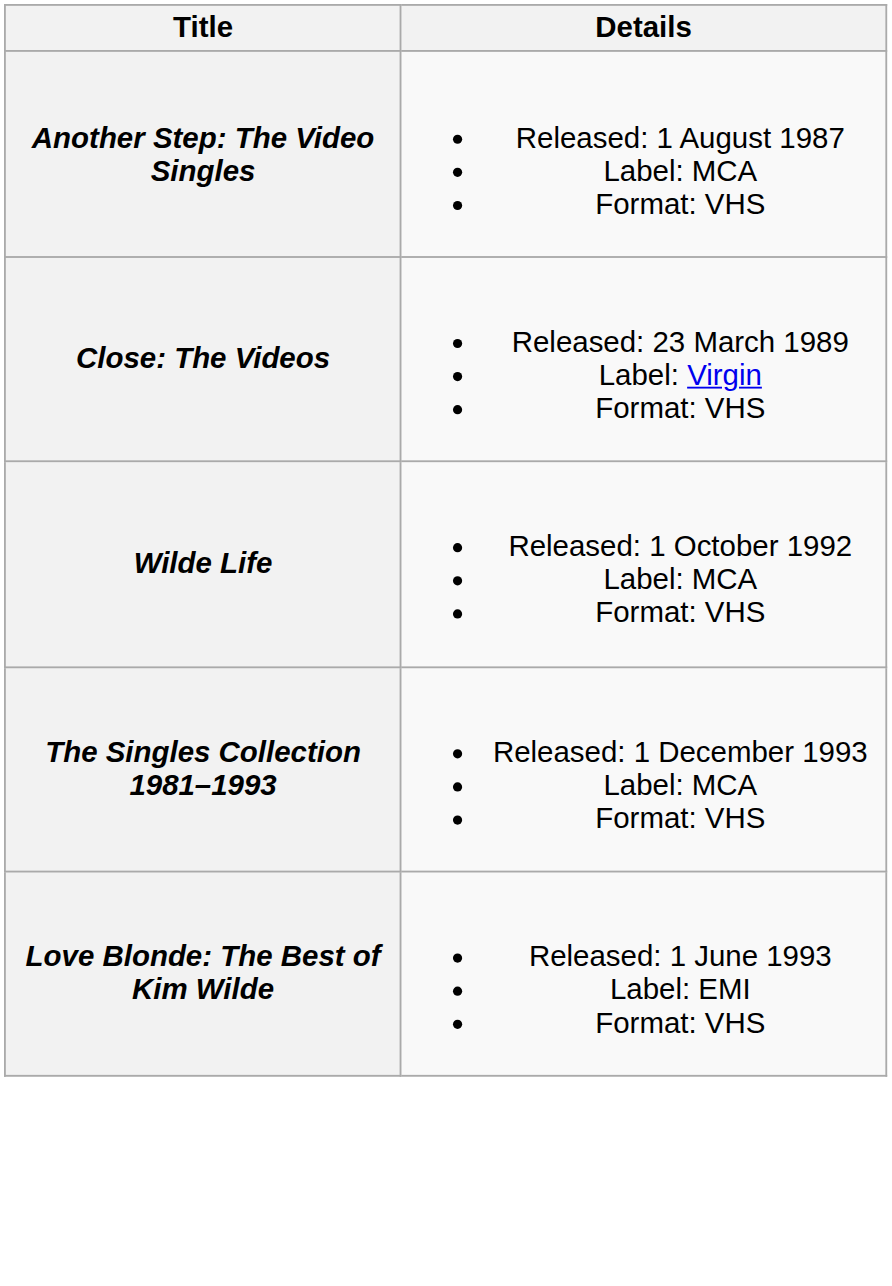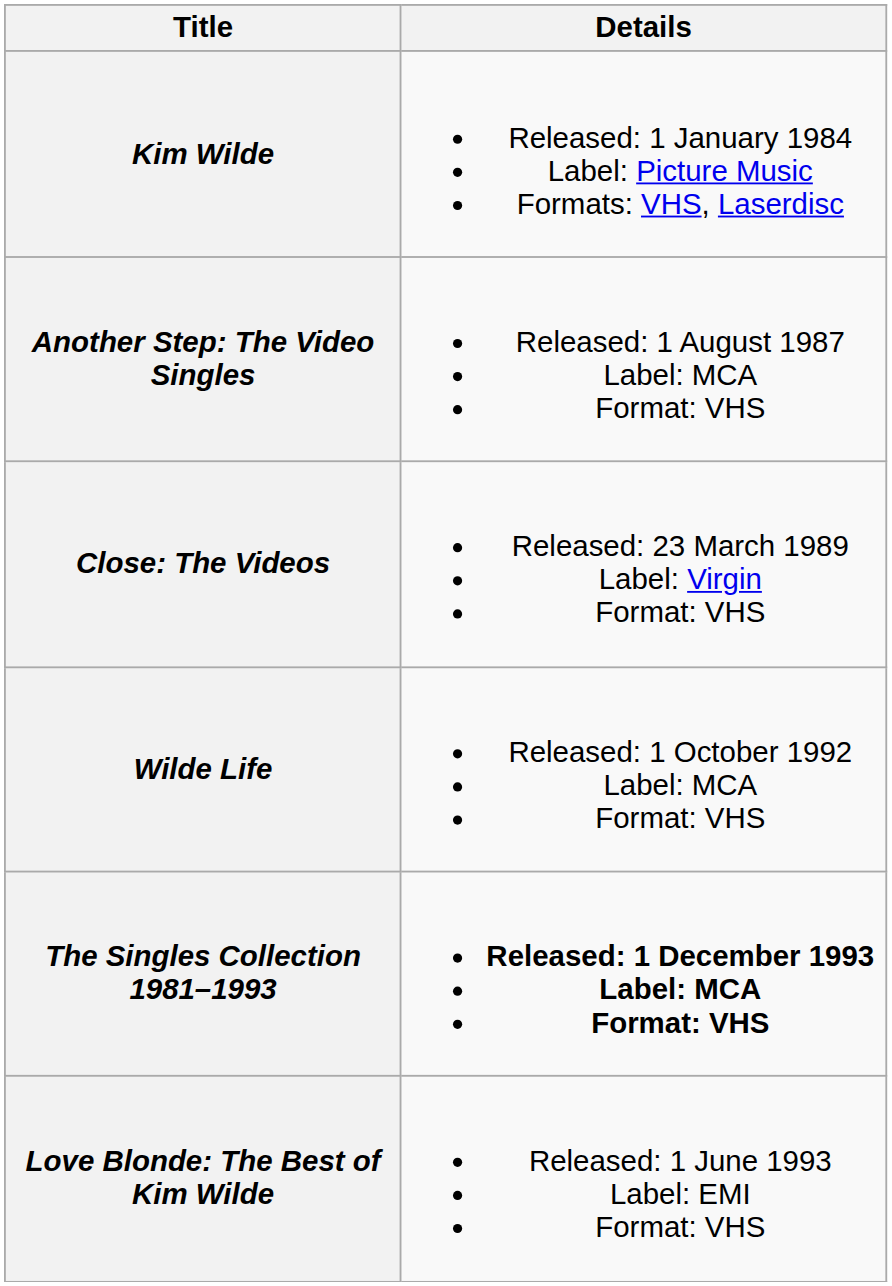+ row: (203, 153)
(644, 785) normal -> (644, 990) bold
